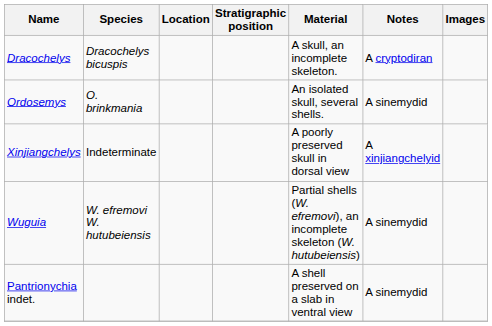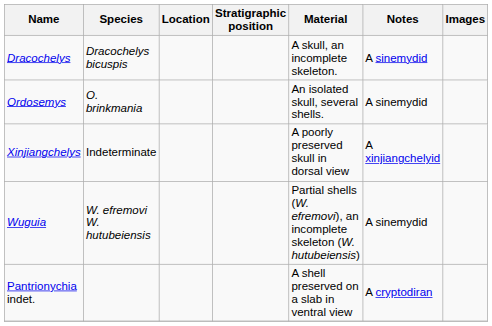(399, 57) A cryptodiran -> (396, 57) A sinemydid
(396, 292) A sinemydid -> (399, 292) A cryptodiran
